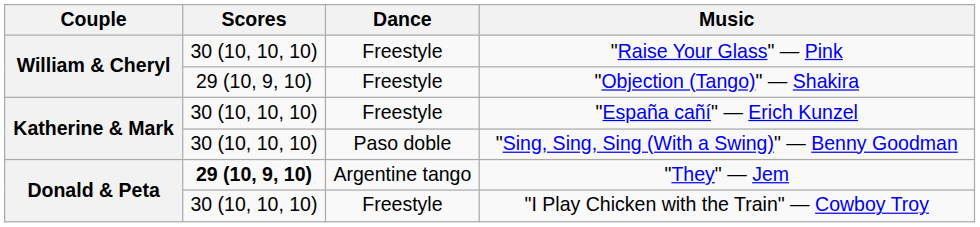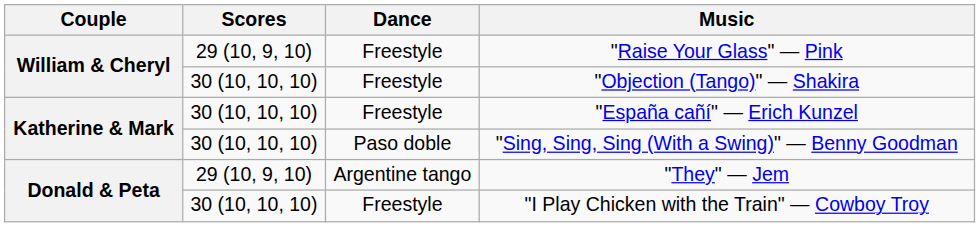(254, 50) 30 (10, 10, 10) -> (254, 50) 29 (10, 9, 10)
(254, 81) 29 (10, 9, 10) -> (254, 81) 30 (10, 10, 10)
(254, 174) bold -> (254, 174) normal
